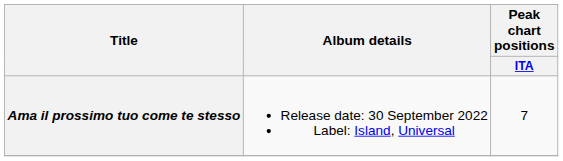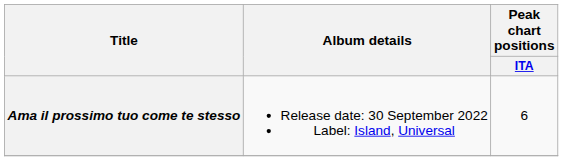(524, 115) 7 -> (524, 115) 6
